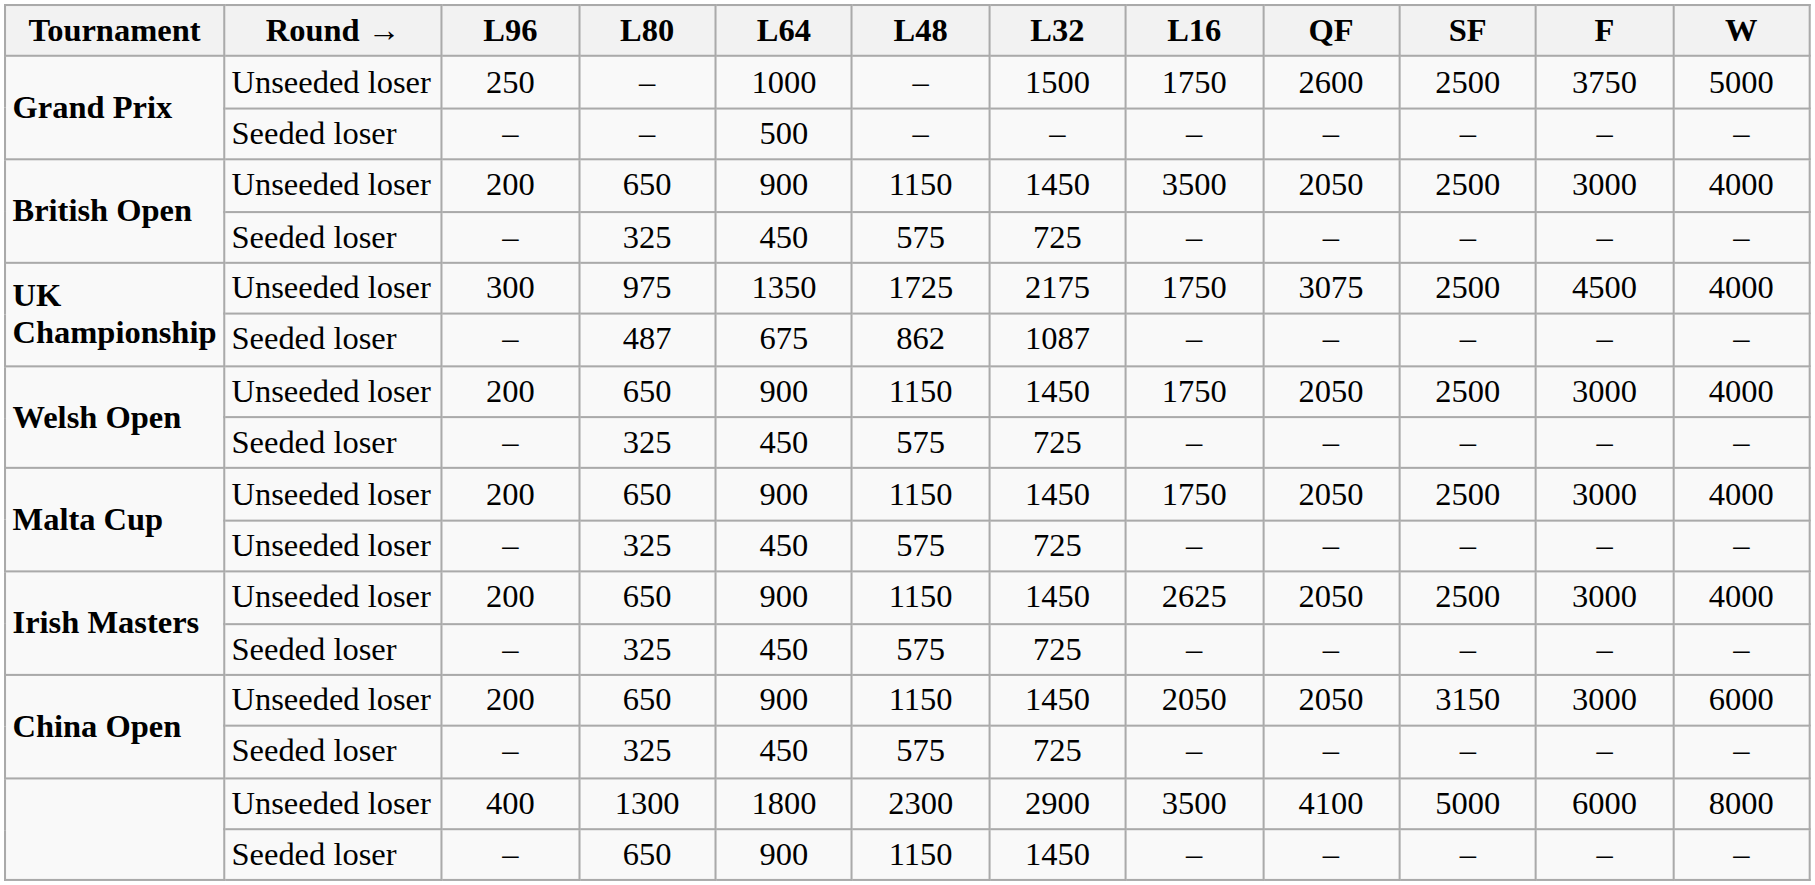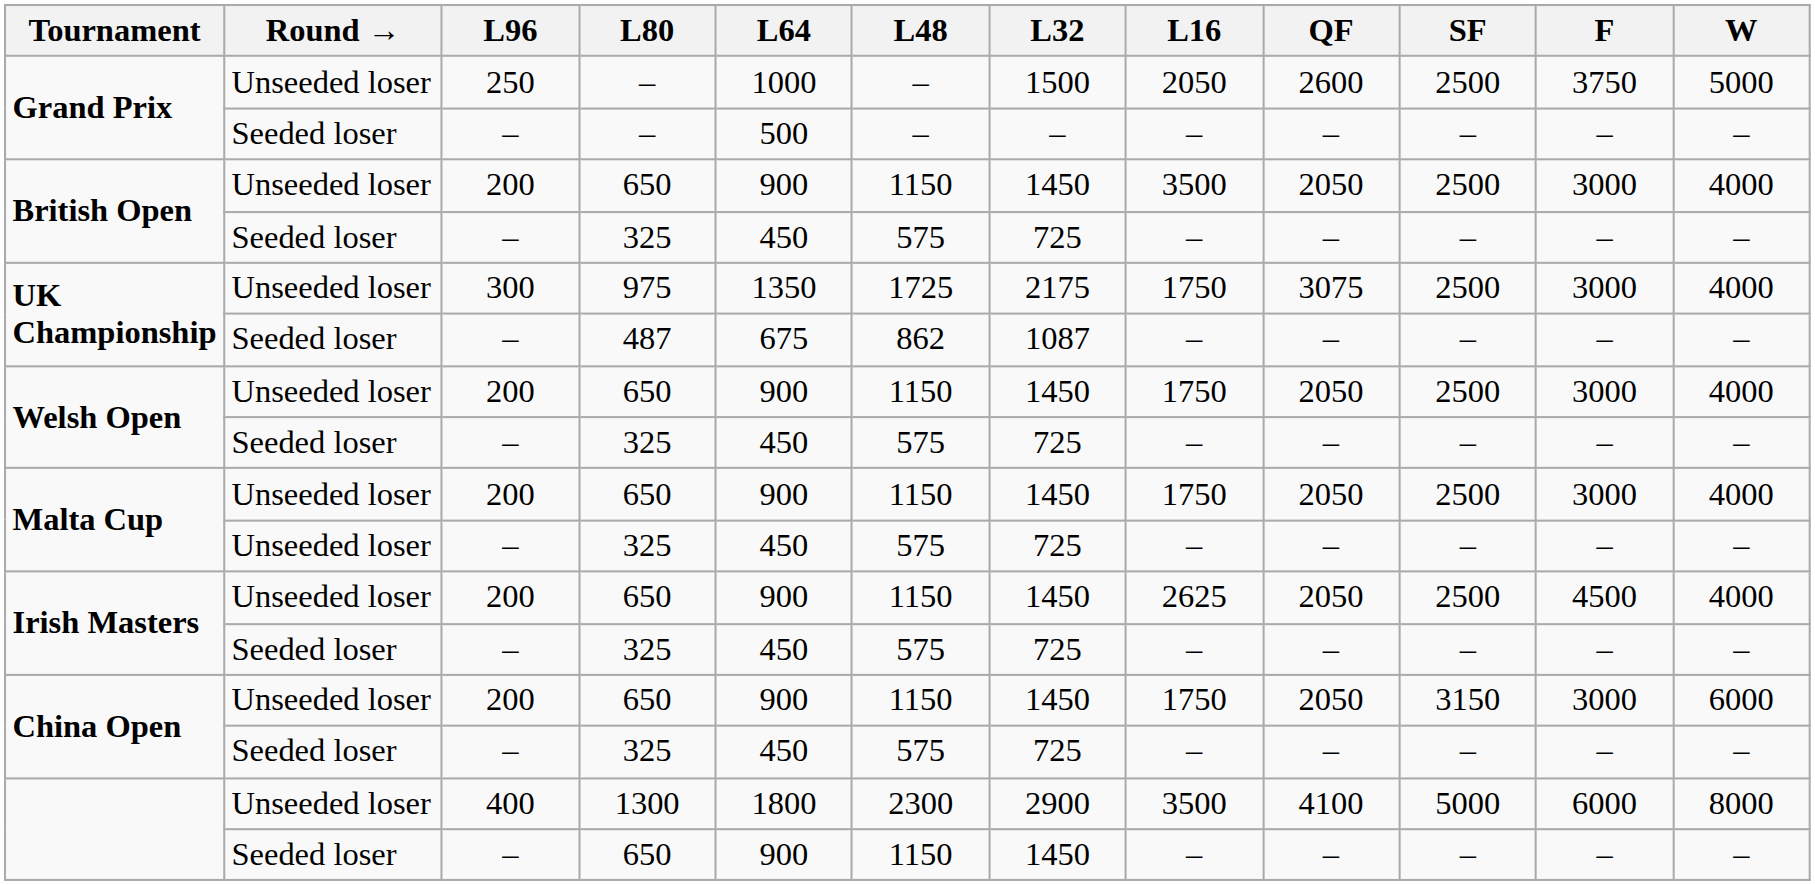(1194, 81) 1750 -> (1194, 81) 2050
(1605, 287) 4500 -> (1605, 287) 3000
(1605, 596) 3000 -> (1605, 596) 4500
(1194, 699) 2050 -> (1194, 699) 1750
